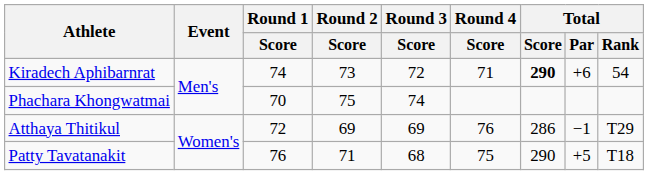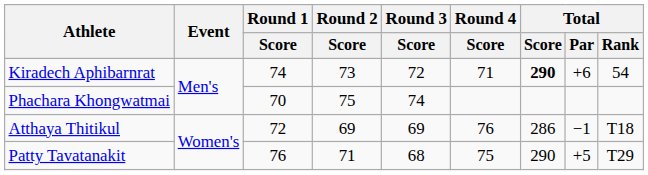(620, 128) T29 -> (620, 128) T18
(620, 156) T18 -> (620, 156) T29
